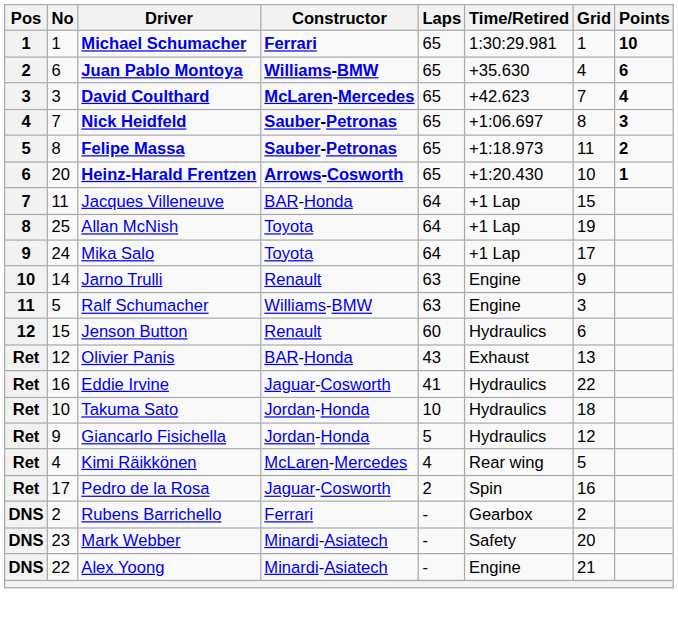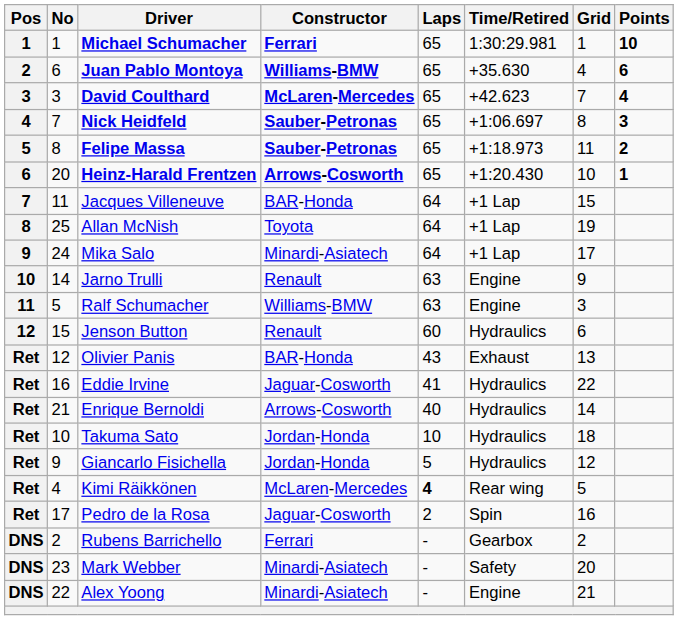(289, 253) Toyota -> (326, 253) Minardi-Asiatech
+ row: (143, 410)
(427, 462) normal -> (427, 488) bold
